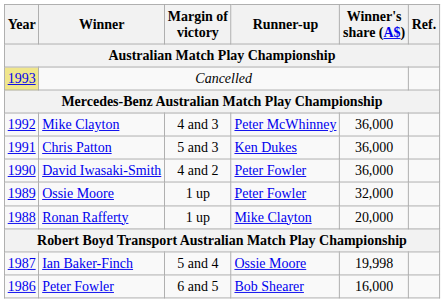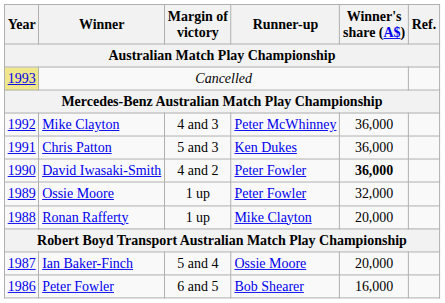(374, 171) normal -> (374, 171) bold
(374, 263) 19,998 -> (374, 263) 20,000
